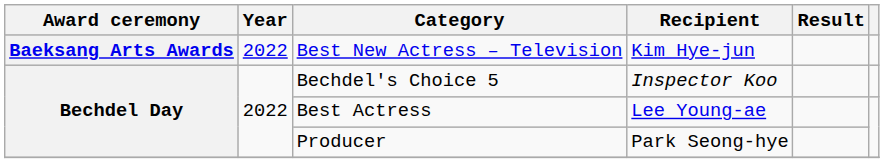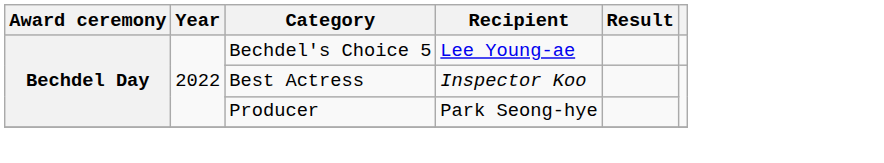- row: (460, 50)
(704, 81) Inspector Koo -> (508, 50) Lee Young-ae
(699, 112) Lee Young-ae -> (513, 81) Inspector Koo
